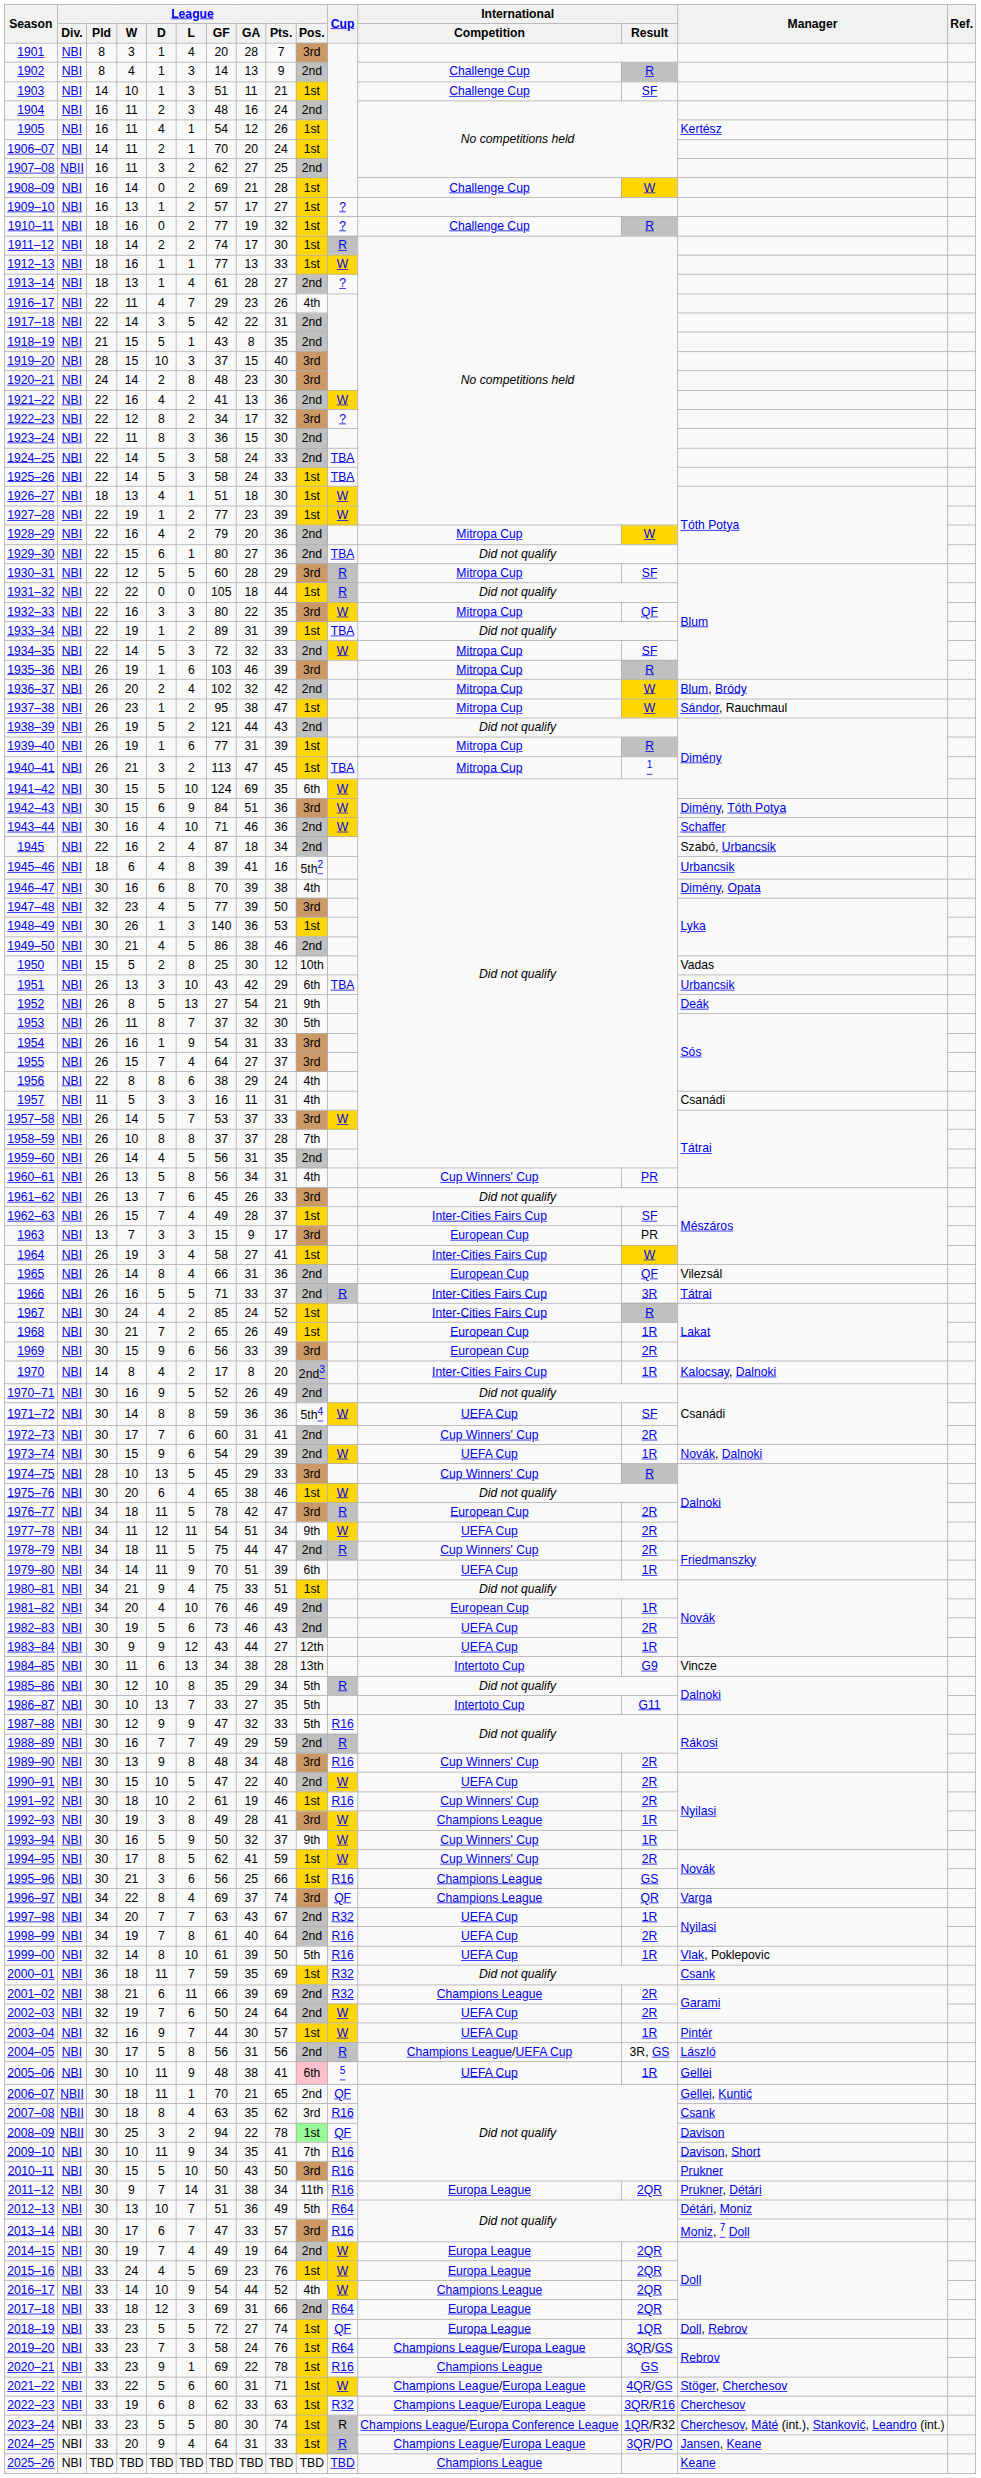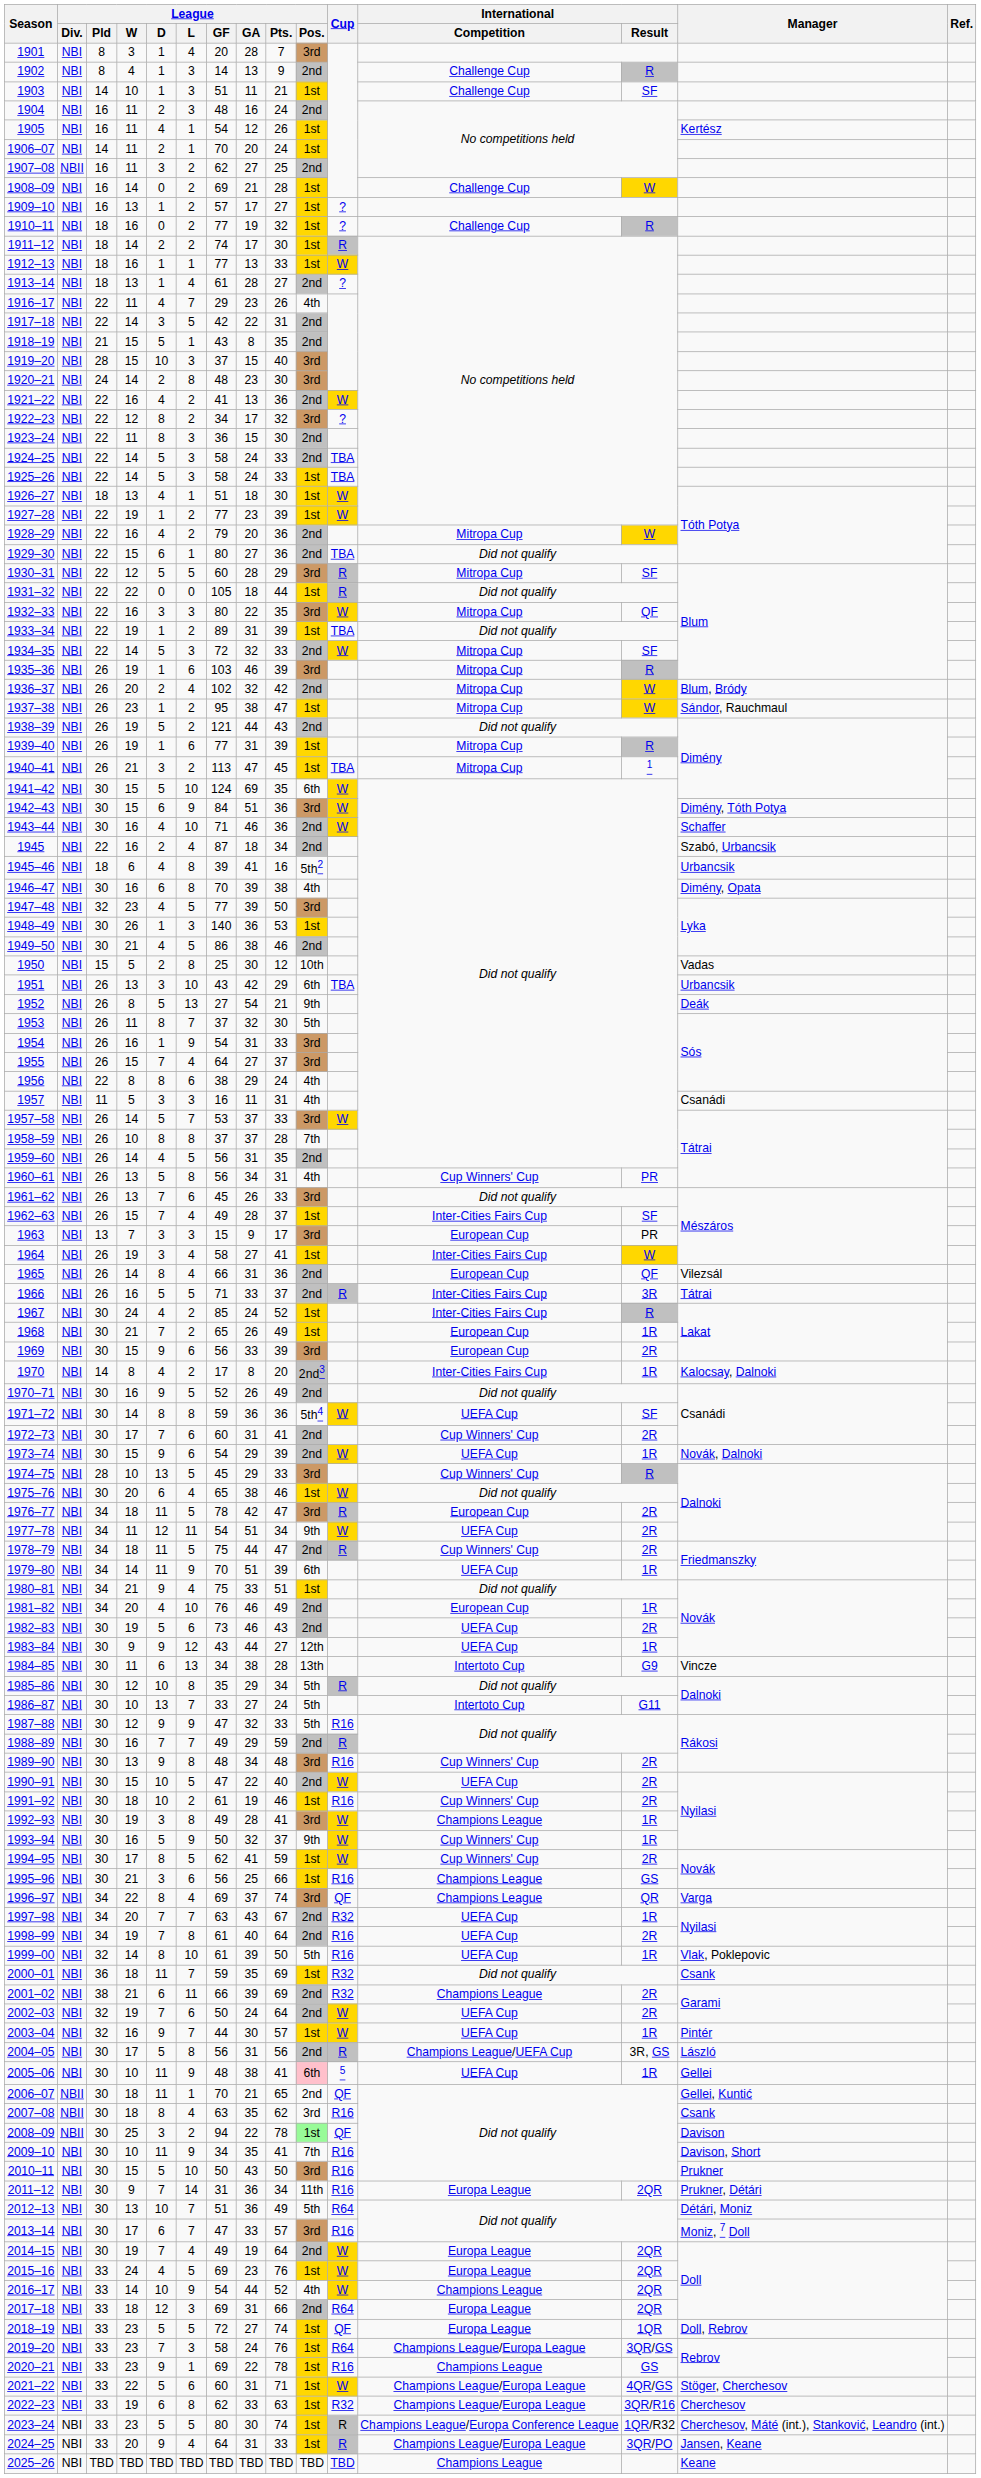(281, 1705) 35 -> (281, 1705) 24
(251, 2190) 38 -> (251, 2190) 36
